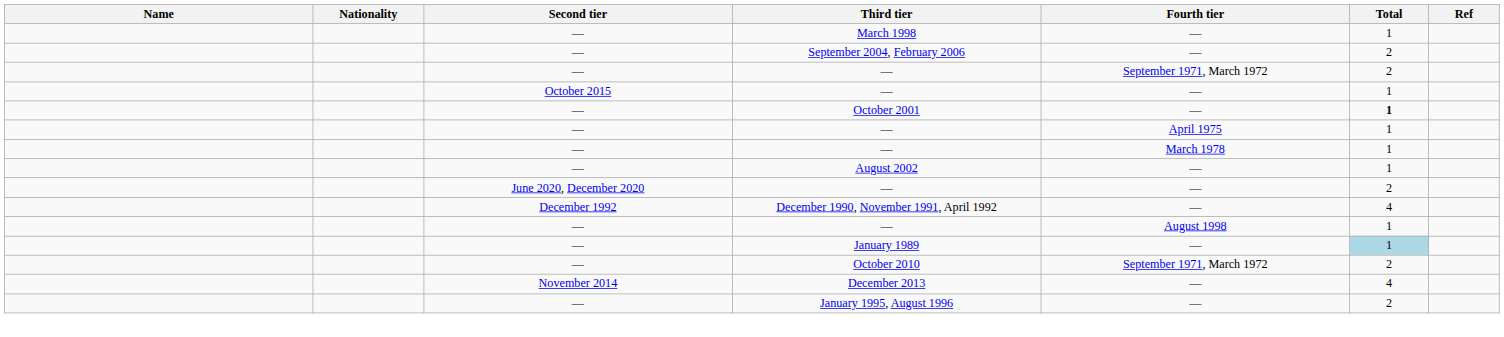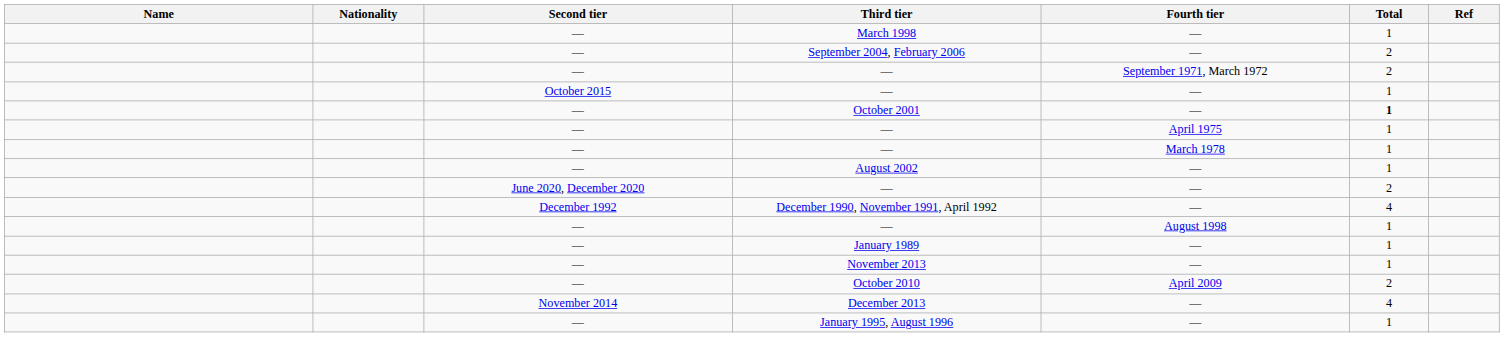(1389, 245) lightblue background -> (1389, 245) no background
+ row: (578, 264)
(1195, 264) September 1971, March 1972 -> (1195, 284) April 2009
(1389, 303) 2 -> (1389, 322) 1
